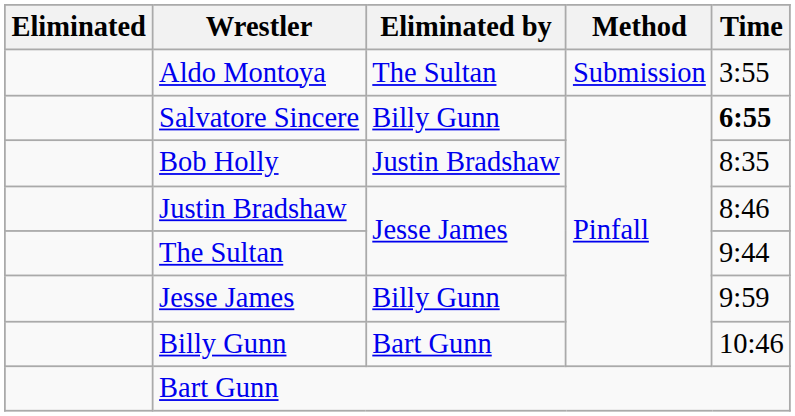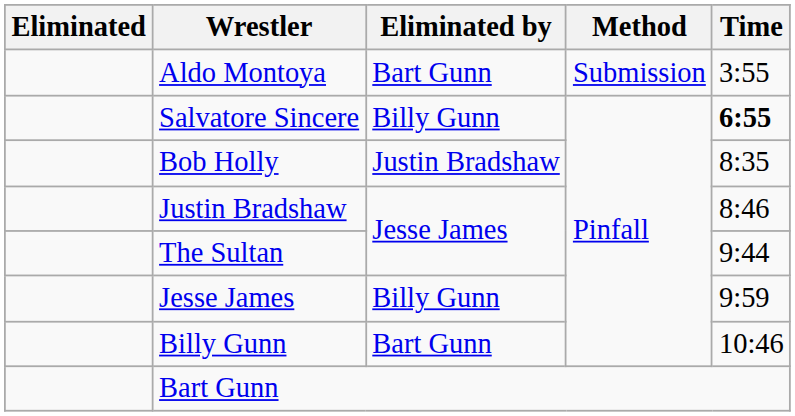(434, 72) The Sultan -> (432, 72) Bart Gunn
